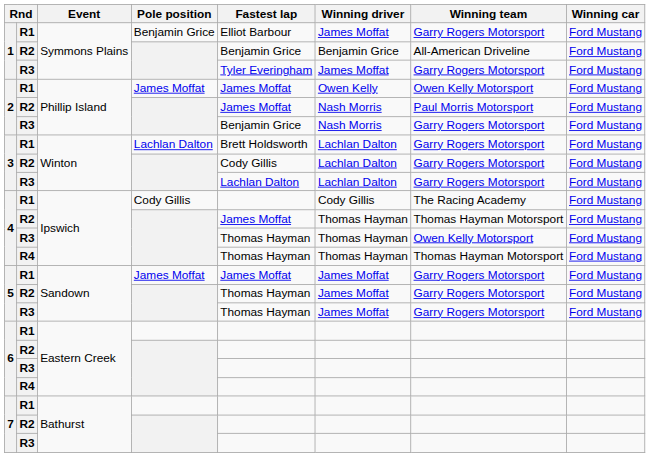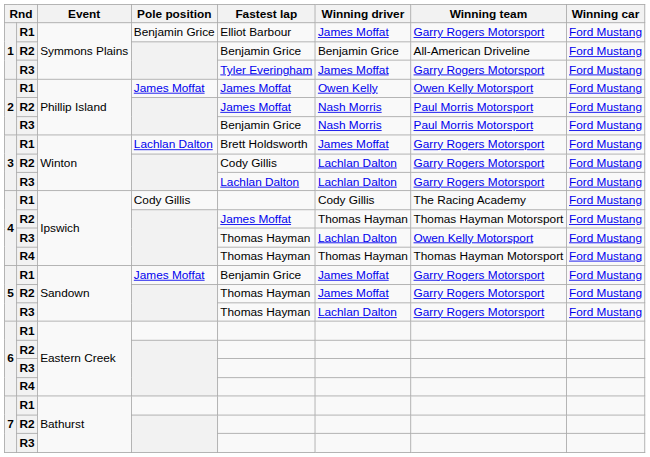(479, 125) Garry Rogers Motorsport -> (473, 125) Paul Morris Motorsport
(357, 144) Lachlan Dalton -> (353, 144) James Moffat
(363, 237) Thomas Hayman -> (357, 237) Lachlan Dalton
(256, 274) James Moffat -> (261, 274) Benjamin Grice
(353, 312) James Moffat -> (357, 312) Lachlan Dalton
